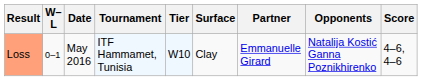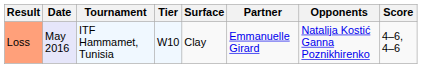- column: (53, 19)
(79, 54) no background -> (57, 42) lavender background
